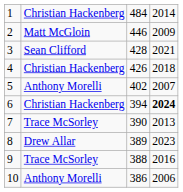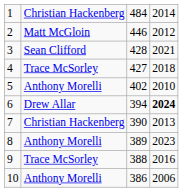(164, 31) 2009 -> (164, 31) 2012
(74, 68) Christian Hackenberg -> (61, 68) Trace McSorley
(138, 68) 426 -> (138, 68) 427
(164, 86) 2007 -> (164, 86) 2010
(74, 104) Christian Hackenberg -> (50, 104) Drew Allar
(61, 123) Trace McSorley -> (74, 123) Christian Hackenberg
(50, 141) Drew Allar -> (63, 141) Anthony Morelli
